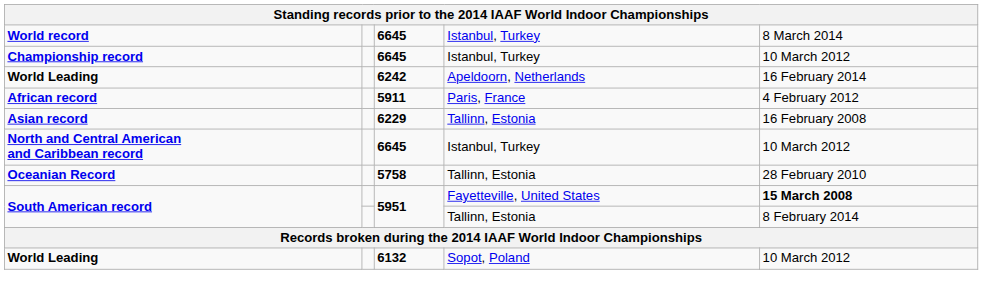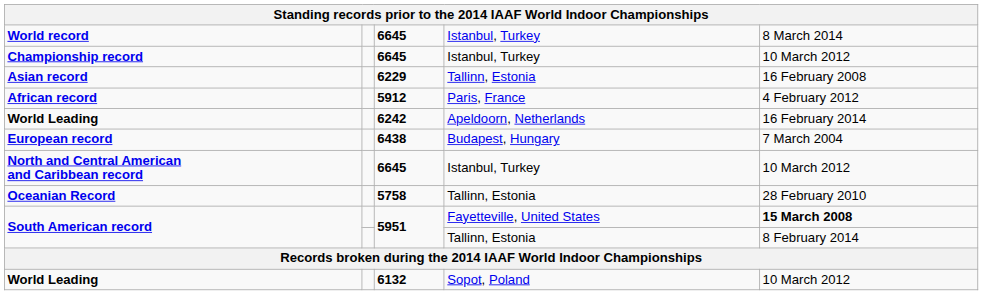rows swapped: (53, 77) <-> (48, 118)
(391, 98) 5911 -> (392, 98) 5912
+ row: (60, 139)
